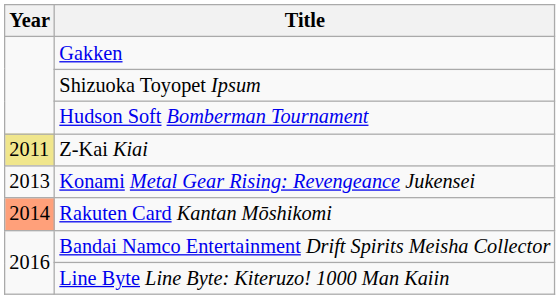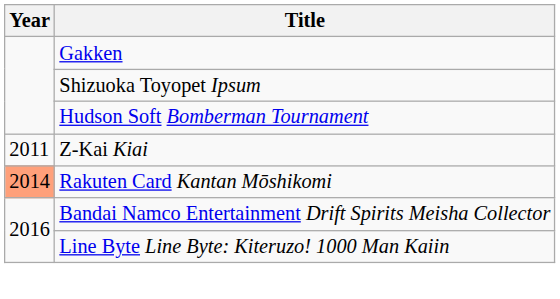(29, 149) khaki background -> (29, 149) no background
- row: (267, 181)
